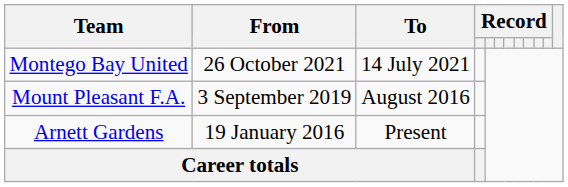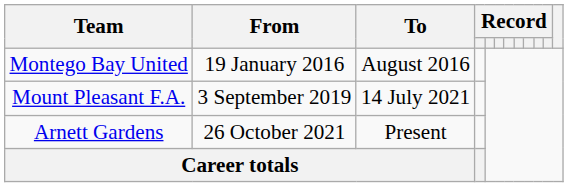(274, 64) 26 October 2021 -> (274, 64) 19 January 2016
(416, 64) 14 July 2021 -> (416, 64) August 2016
(416, 97) August 2016 -> (416, 97) 14 July 2021
(274, 131) 19 January 2016 -> (274, 131) 26 October 2021
